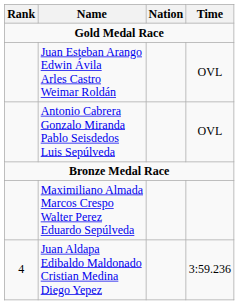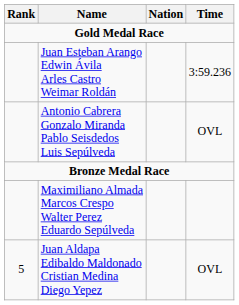(210, 72) OVL -> (210, 72) 3:59.236
(21, 269) 4 -> (21, 269) 5
(210, 269) 3:59.236 -> (210, 269) OVL
